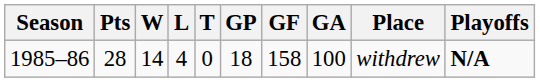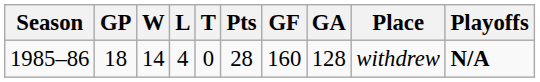columns swapped: (241, 22) <-> (115, 22)
(284, 58) 158 -> (284, 58) 160
(329, 58) 100 -> (329, 58) 128
